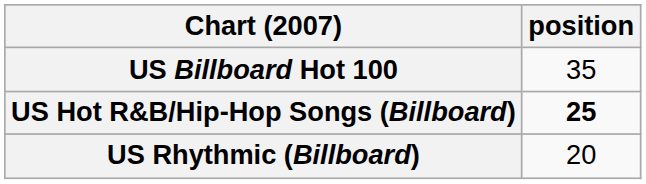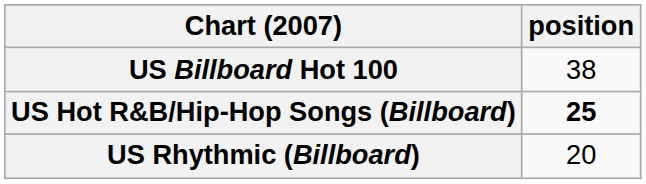(581, 69) 35 -> (581, 69) 38
